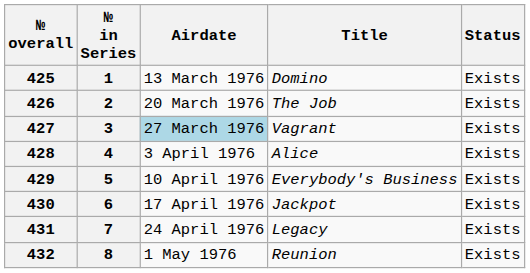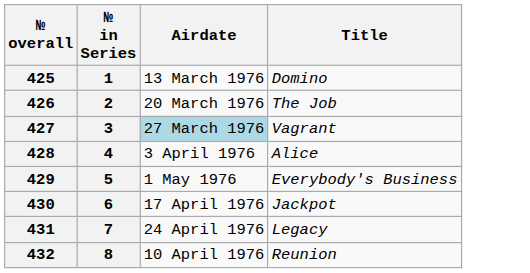- column: (493, 35)
(204, 179) 10 April 1976 -> (190, 179) 1 May 1976
(190, 255) 1 May 1976 -> (204, 255) 10 April 1976
